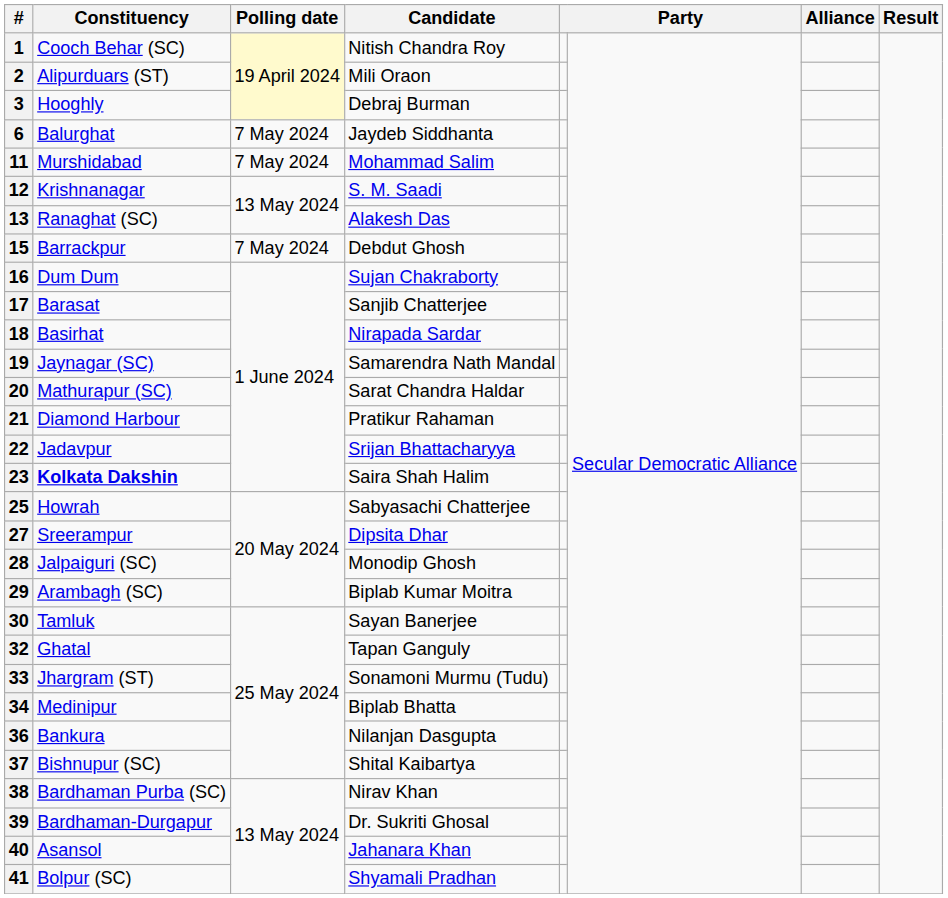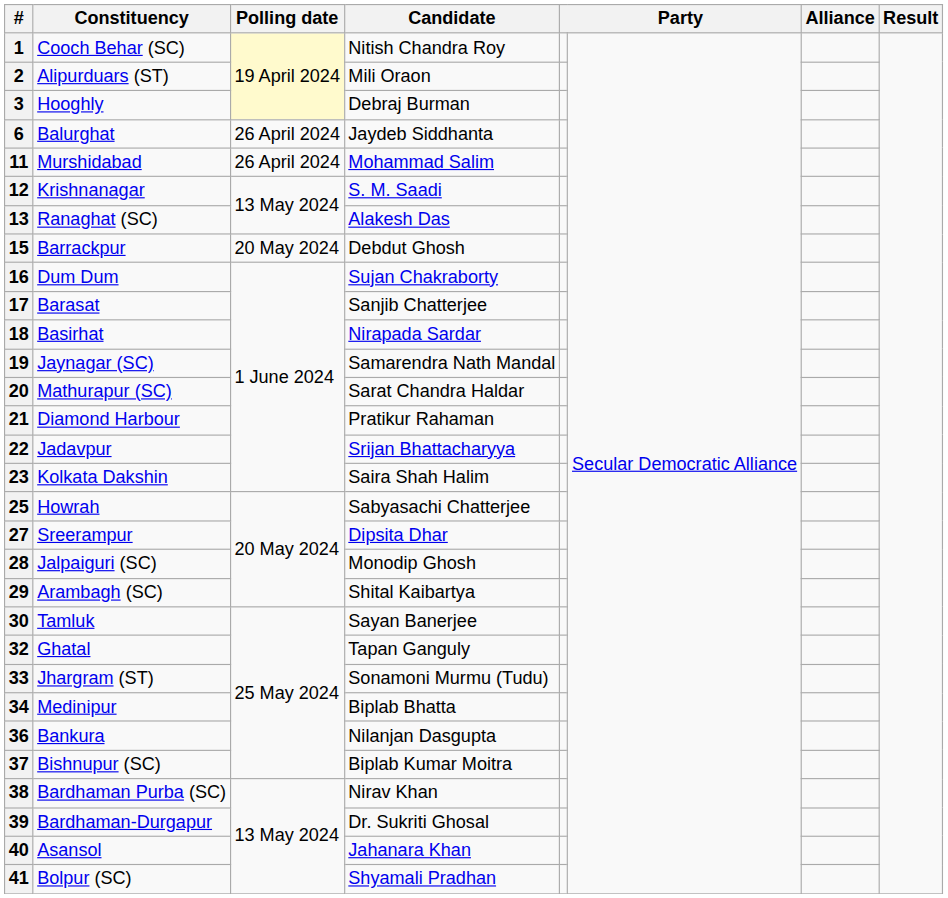(282, 133) 7 May 2024 -> (287, 133) 26 April 2024
(282, 162) 7 May 2024 -> (287, 162) 26 April 2024
(282, 248) 7 May 2024 -> (287, 248) 20 May 2024
(108, 477) bold -> (103, 477) normal
(430, 592) Biplab Kumar Moitra -> (412, 592) Shital Kaibartya
(412, 764) Shital Kaibartya -> (430, 764) Biplab Kumar Moitra
